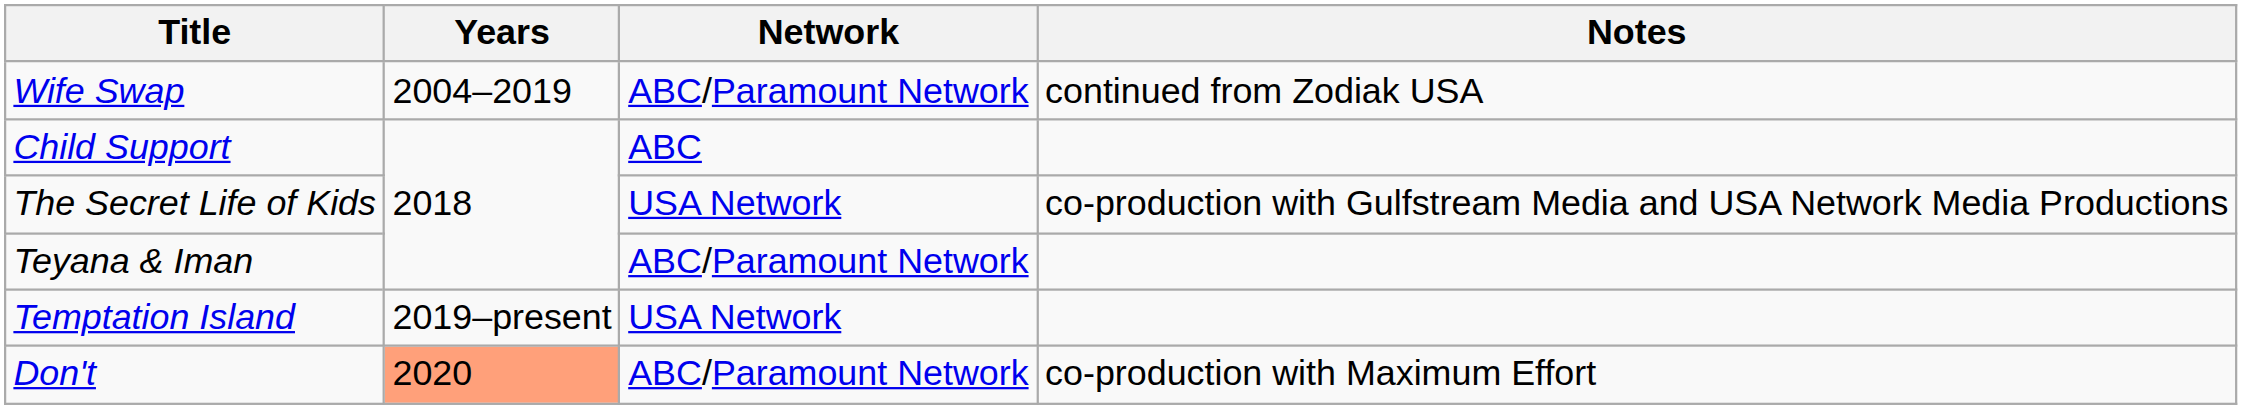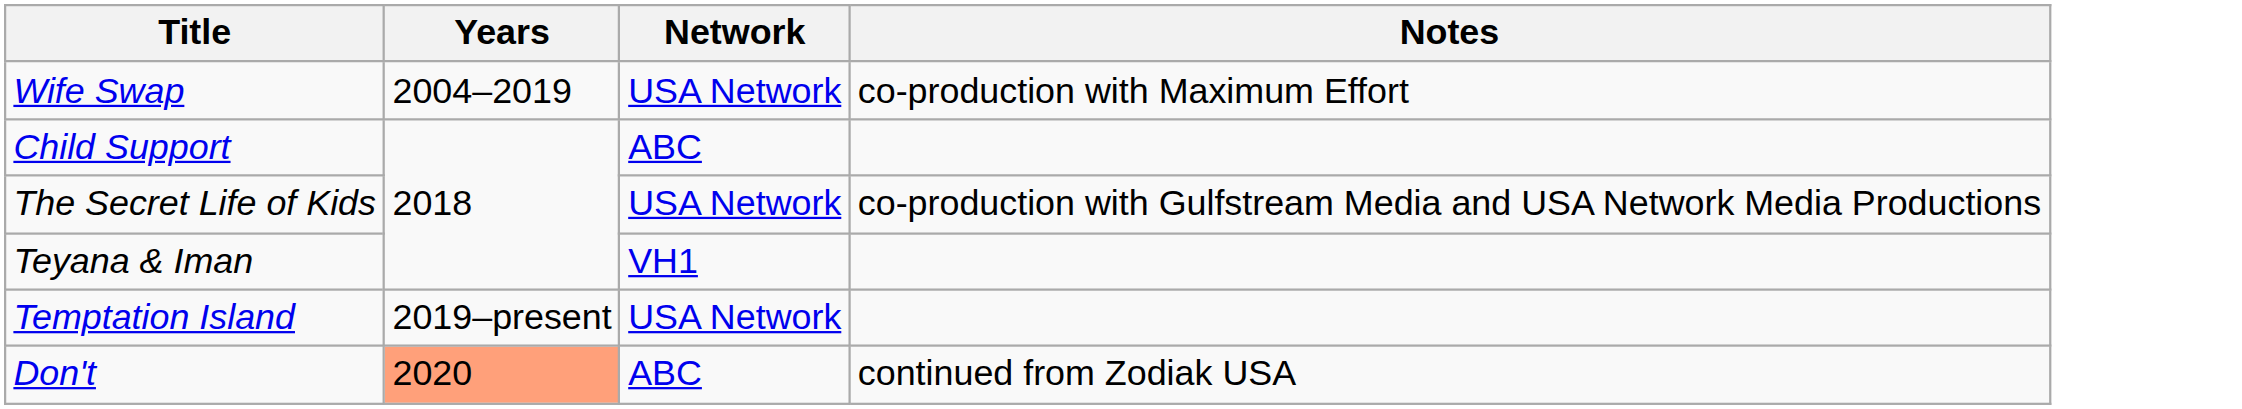(828, 89) ABC/Paramount Network -> (735, 89) USA Network
(1264, 89) continued from Zodiak USA -> (1133, 89) co-production with Maximum Effort
(828, 260) ABC/Paramount Network -> (663, 260) VH1
(828, 373) ABC/Paramount Network -> (665, 373) ABC
(1321, 373) co-production with Maximum Effort -> (1077, 373) continued from Zodiak USA
